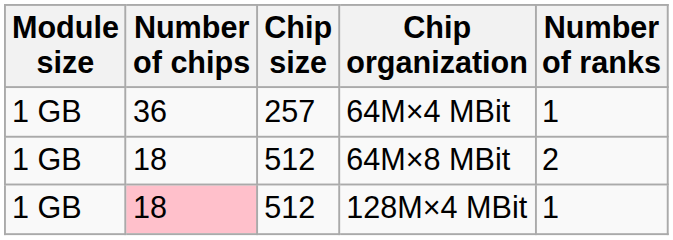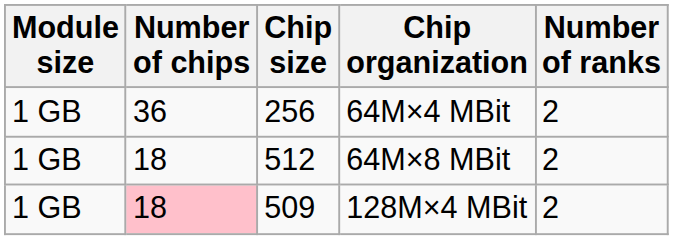(290, 111) 257 -> (290, 111) 256
(551, 111) 1 -> (551, 111) 2
(290, 208) 512 -> (290, 208) 509
(551, 208) 1 -> (551, 208) 2
